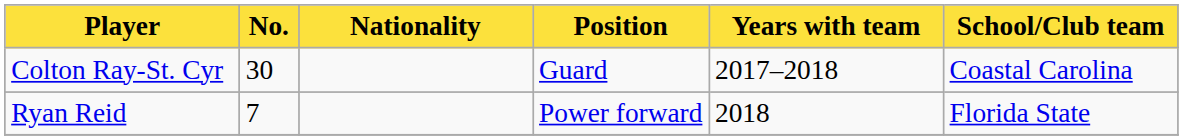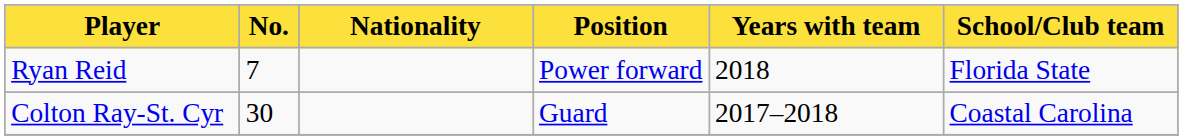rows swapped: (117, 69) <-> (69, 112)
